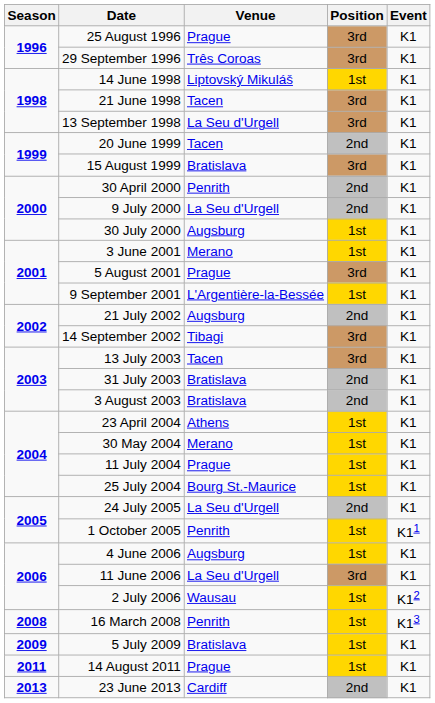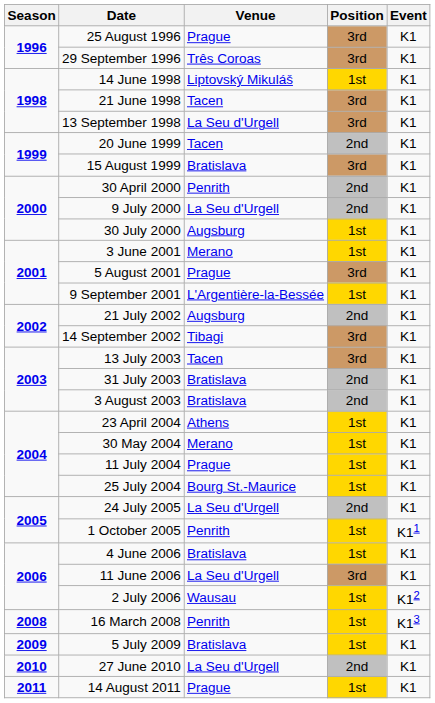(216, 553) Augsburg -> (217, 553) Bratislava
+ row: (140, 666)
- row: (140, 687)
